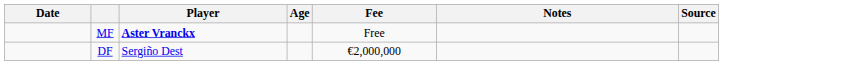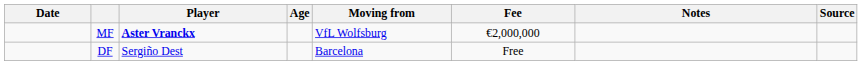+ column: (382, 13)
(374, 32) Free -> (513, 32) €2,000,000
(374, 51) €2,000,000 -> (513, 51) Free
